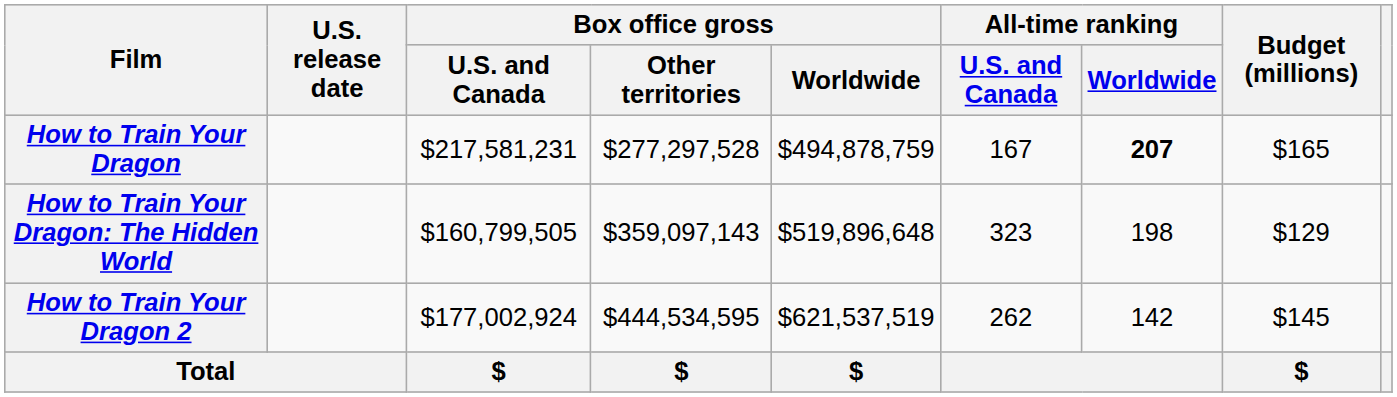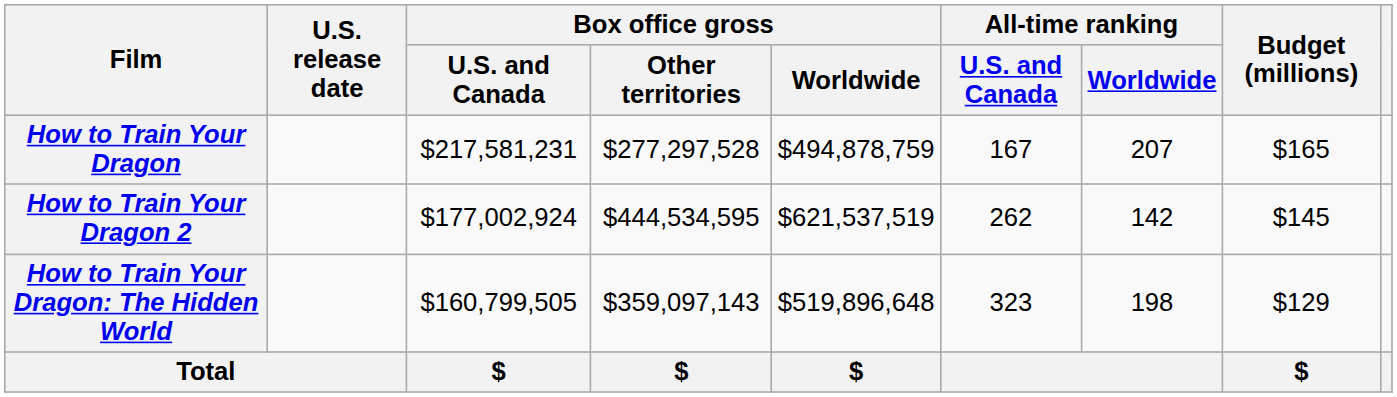(1152, 149) bold -> (1152, 149) normal
rows swapped: (136, 316) <-> (136, 232)
